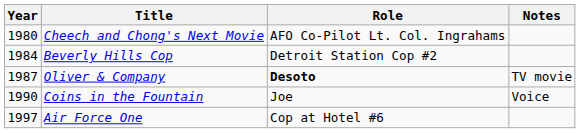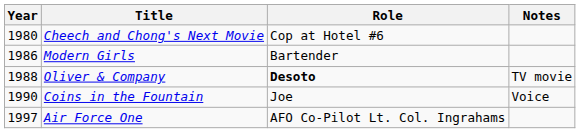(388, 35) AFO Co-Pilot Lt. Col. Ingrahams -> (327, 35) Cop at Hotel #6
- row: (108, 56)
+ row: (89, 56)
(23, 76) 1987 -> (23, 76) 1988
(327, 118) Cop at Hotel #6 -> (388, 118) AFO Co-Pilot Lt. Col. Ingrahams
